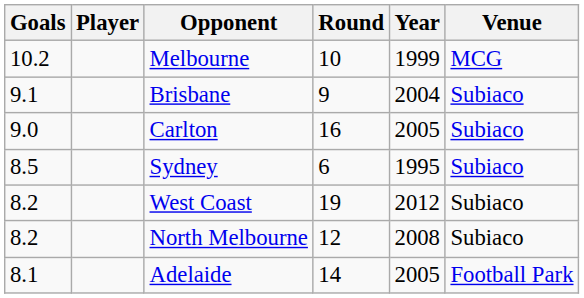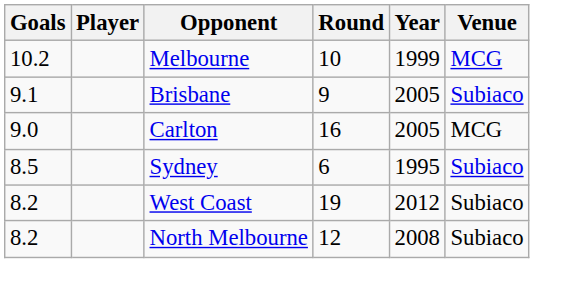(417, 94) 2004 -> (417, 94) 2005
(487, 130) Subiaco -> (476, 130) MCG
- row: (191, 274)
